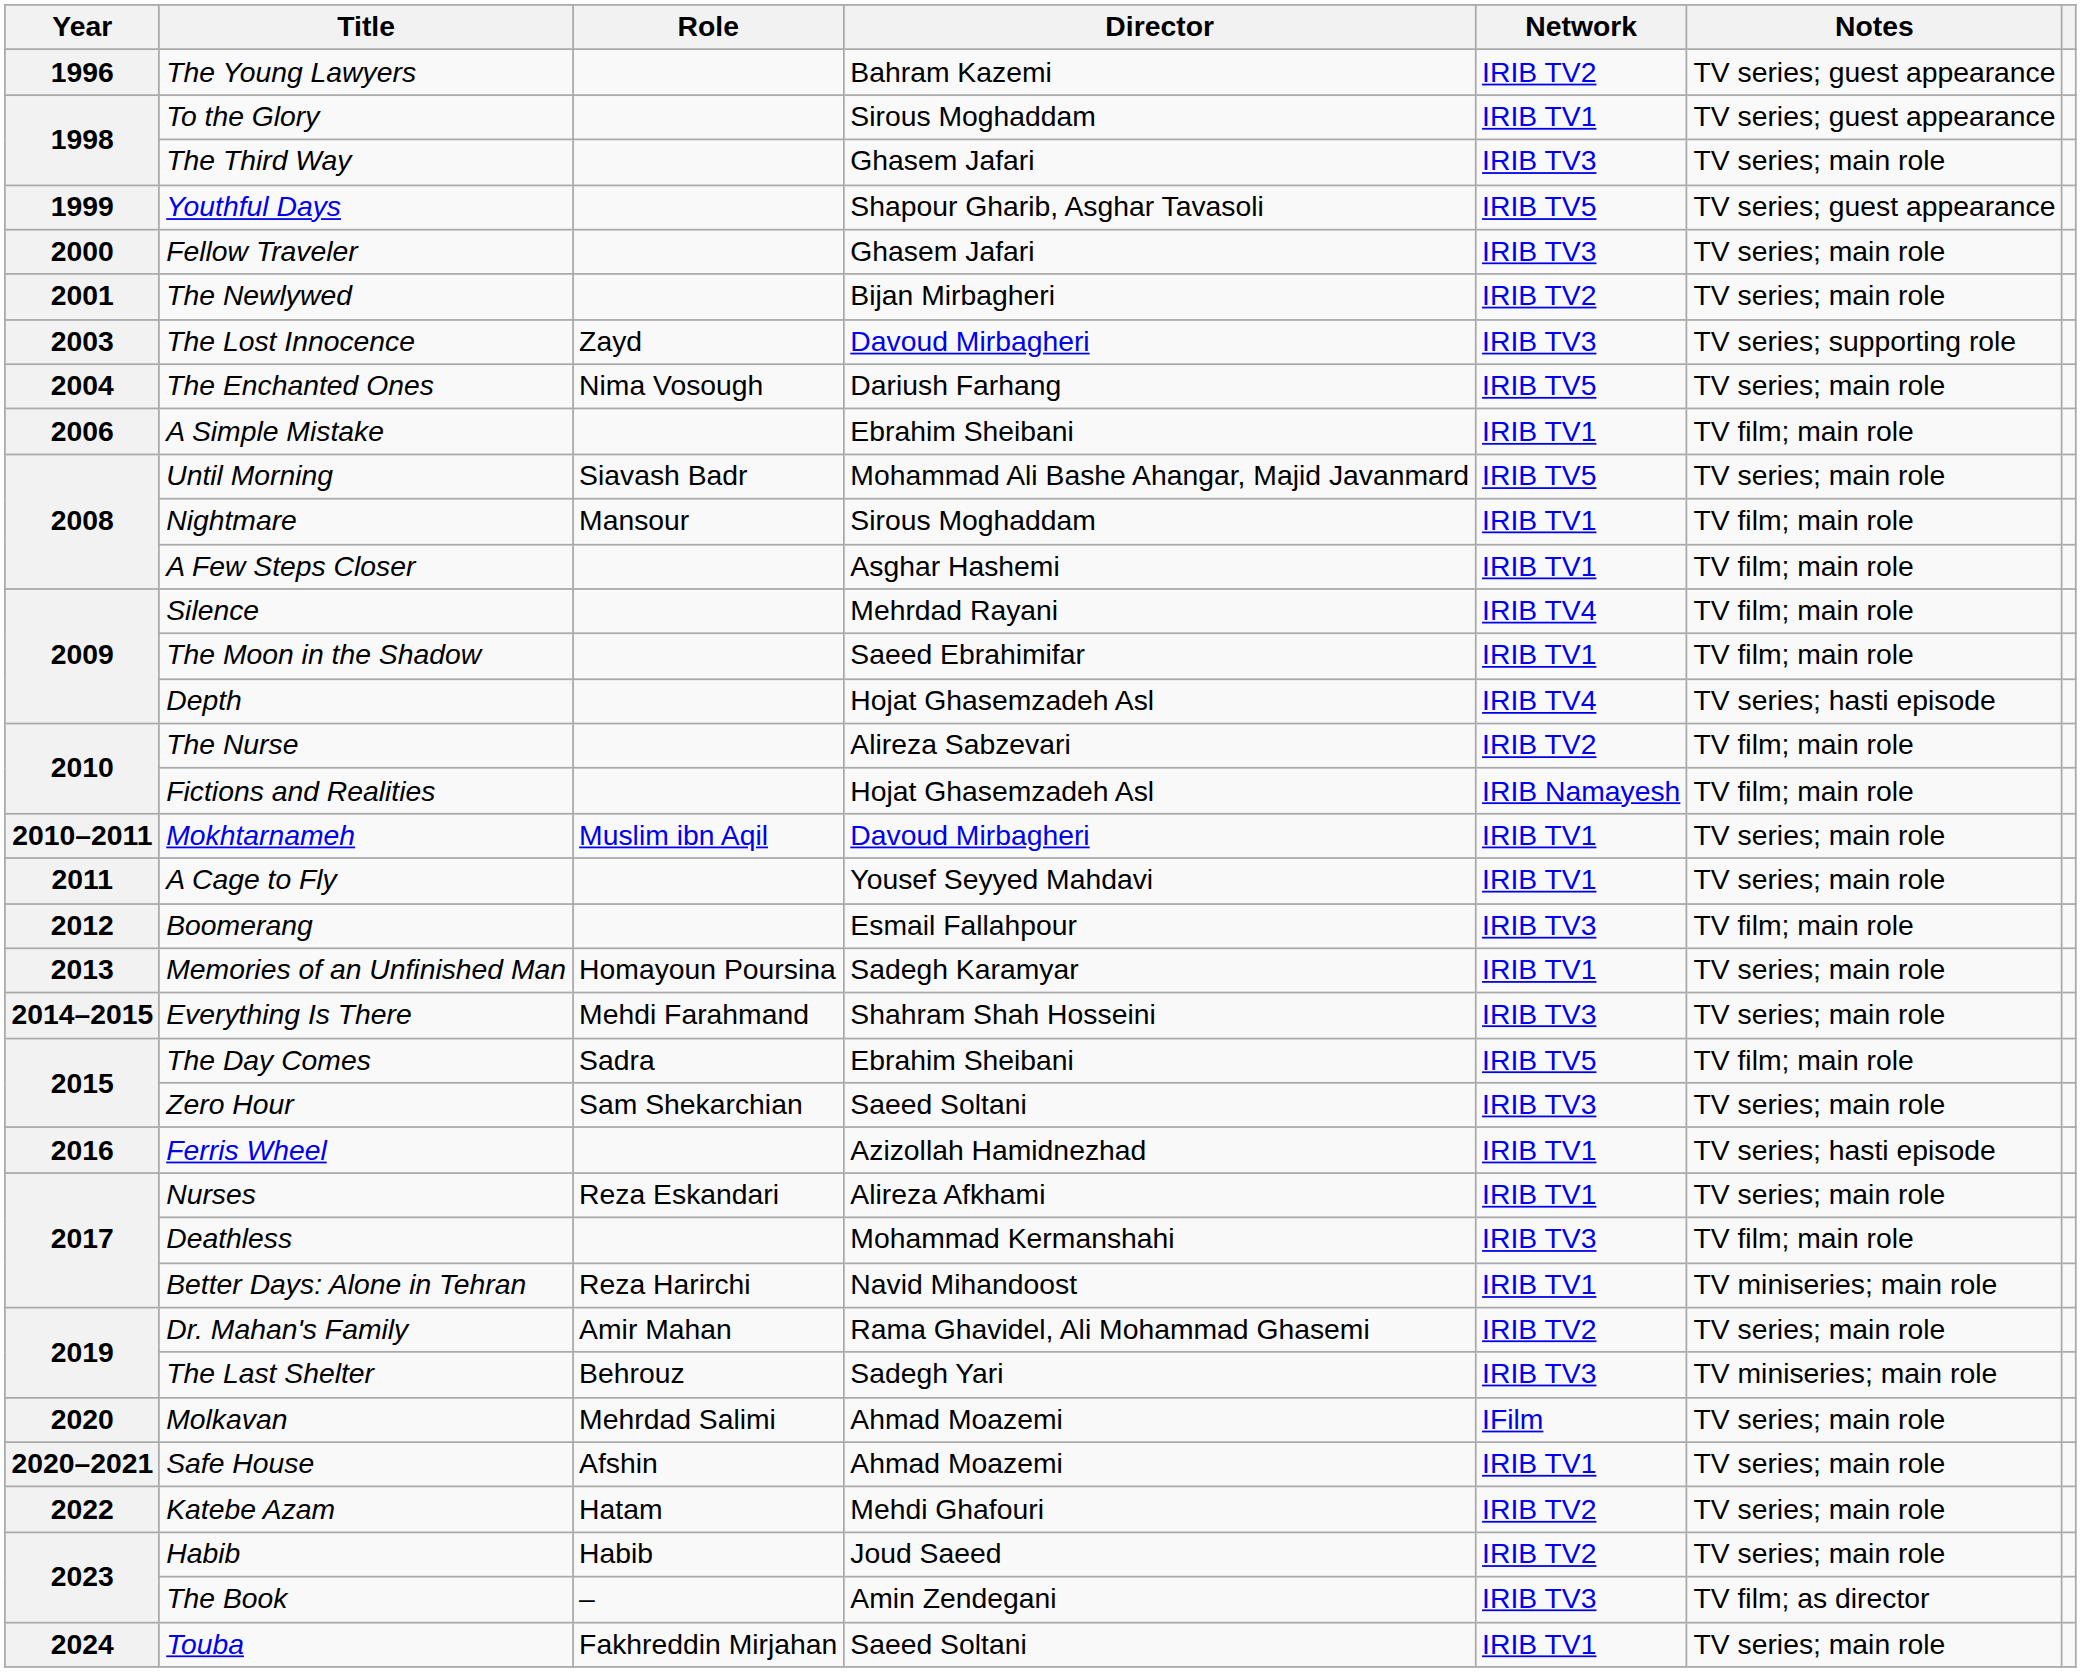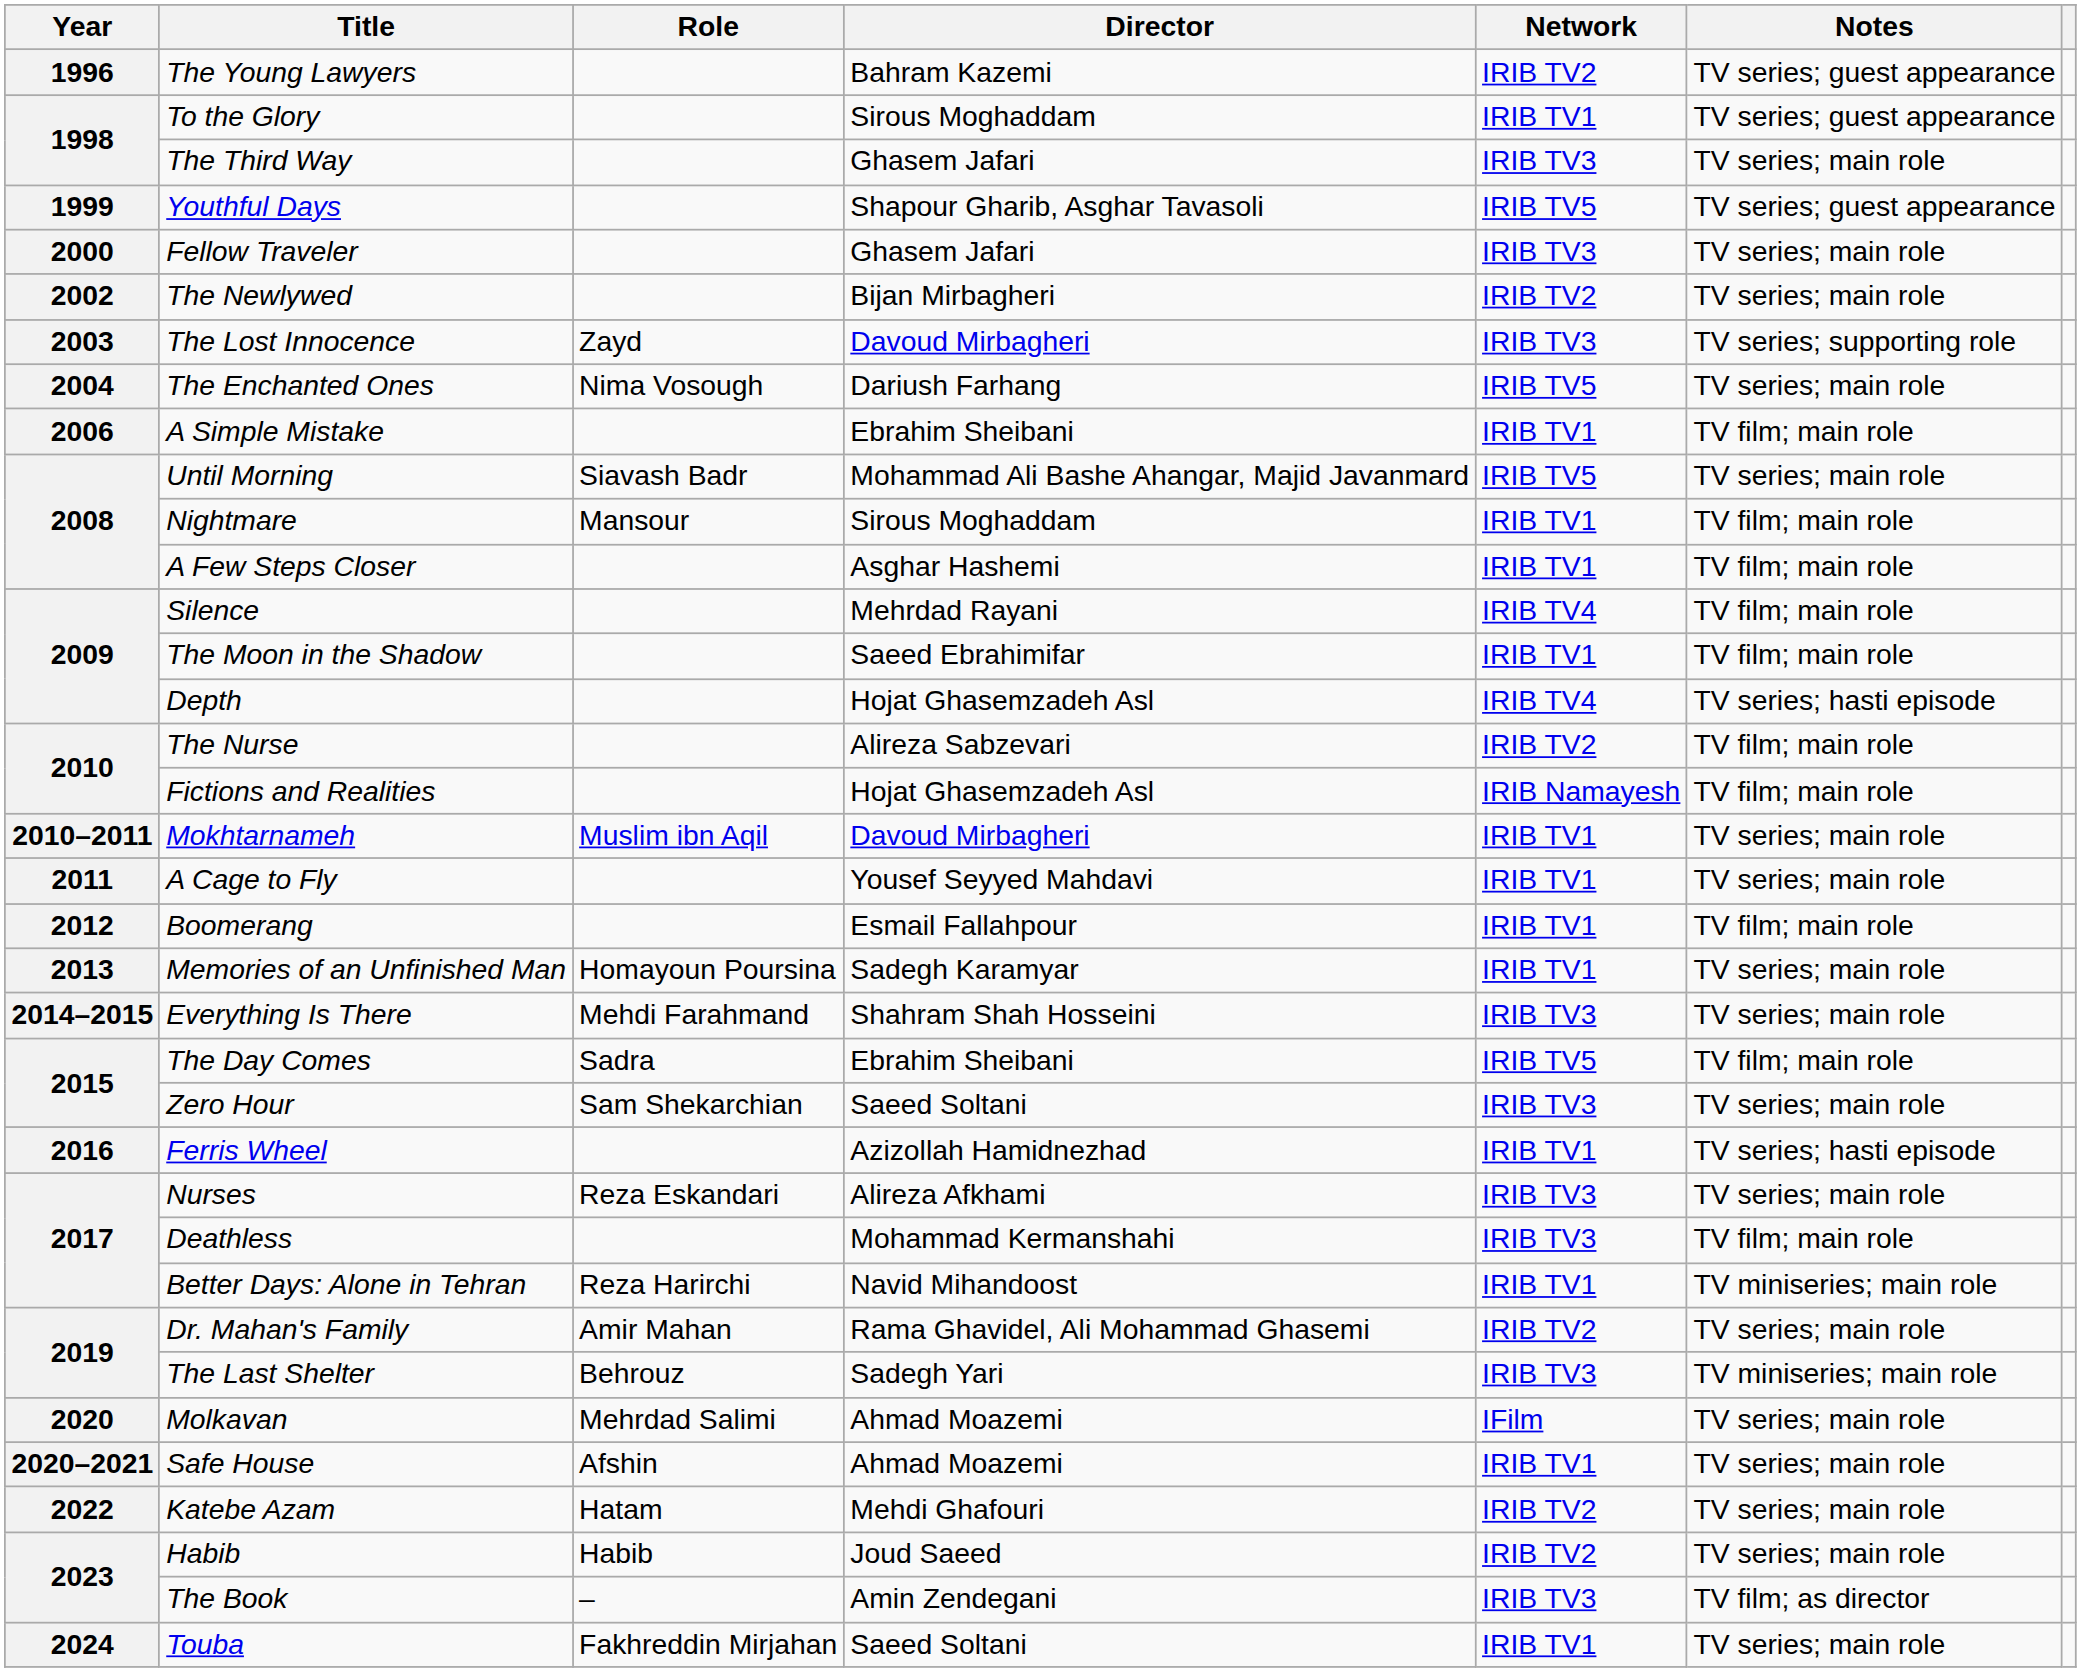(82, 296) 2001 -> (82, 296) 2002
(1539, 925) IRIB TV3 -> (1539, 925) IRIB TV1
(1539, 1194) IRIB TV1 -> (1539, 1194) IRIB TV3
